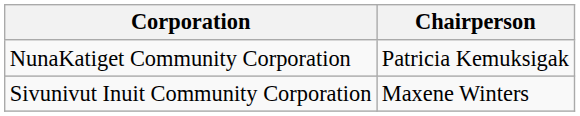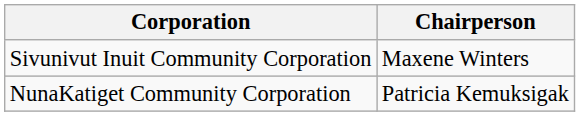rows swapped: (180, 57) <-> (191, 93)
